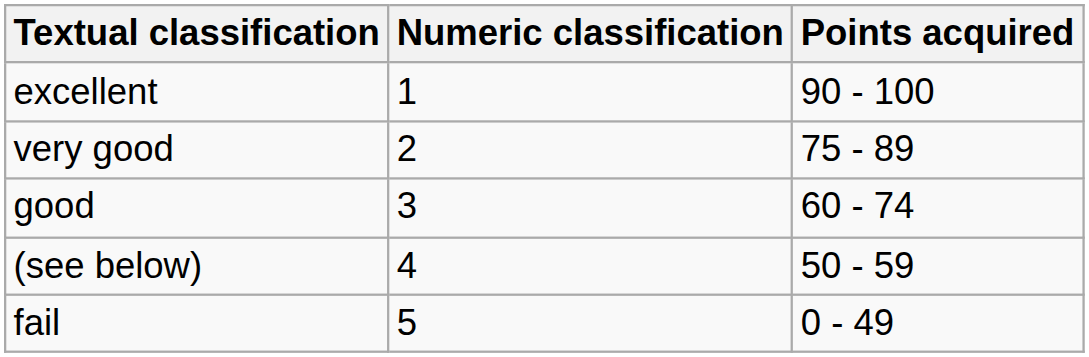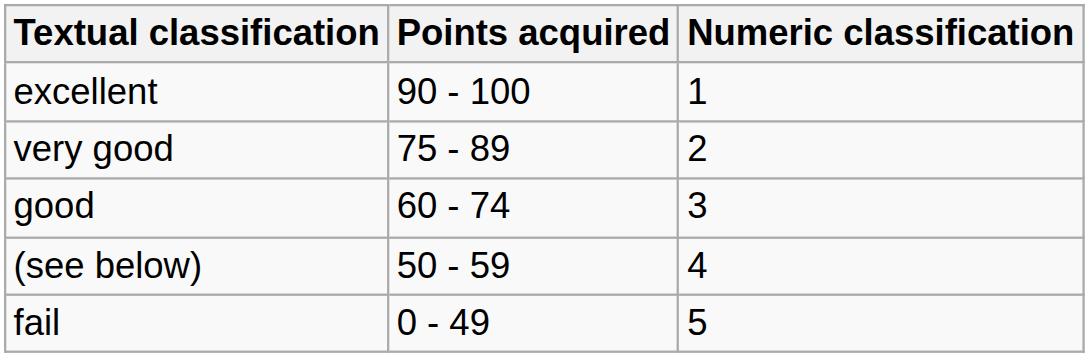columns swapped: (590, 33) <-> (938, 33)
